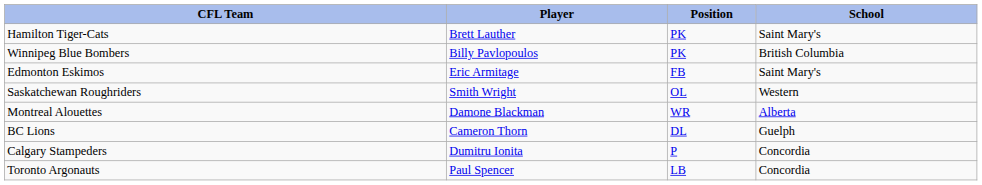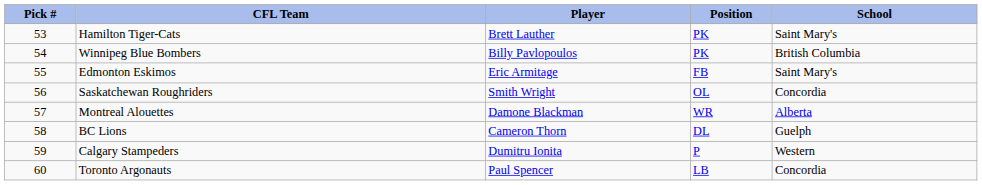+ column: (40, 14)
(779, 92) Western -> (801, 92) Concordia
(784, 151) Concordia -> (795, 151) Western
